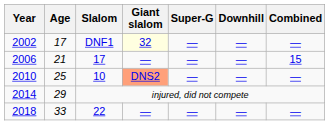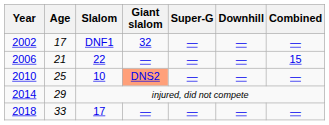(145, 42) lightyellow background -> (145, 42) no background
(99, 59) 17 -> (99, 59) 22
(99, 111) 22 -> (99, 111) 17
